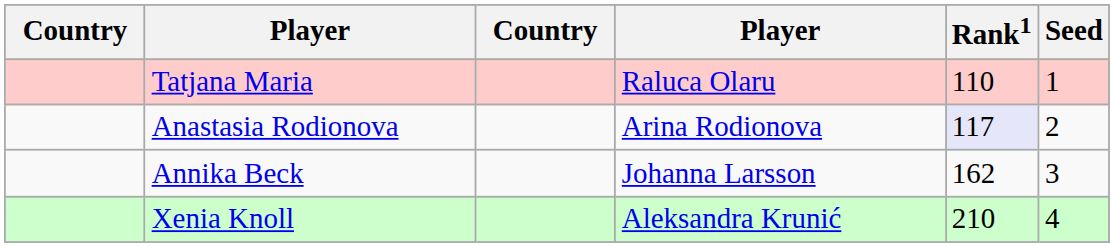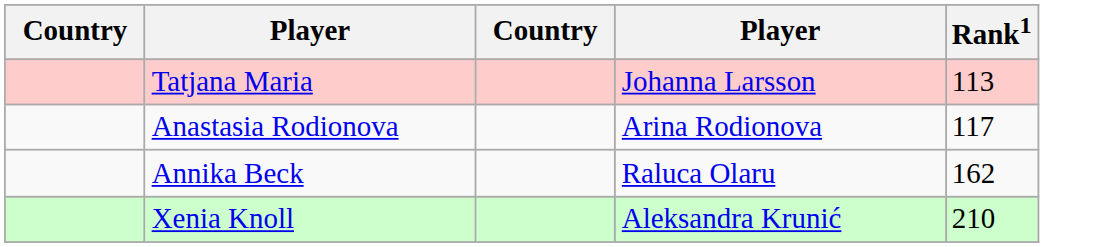- column: (1074, 31)
(699, 81) Raluca Olaru -> (719, 81) Johanna Larsson
(973, 81) 110 -> (973, 81) 113
(973, 127) lavender background -> (973, 127) no background
(719, 173) Johanna Larsson -> (699, 173) Raluca Olaru
